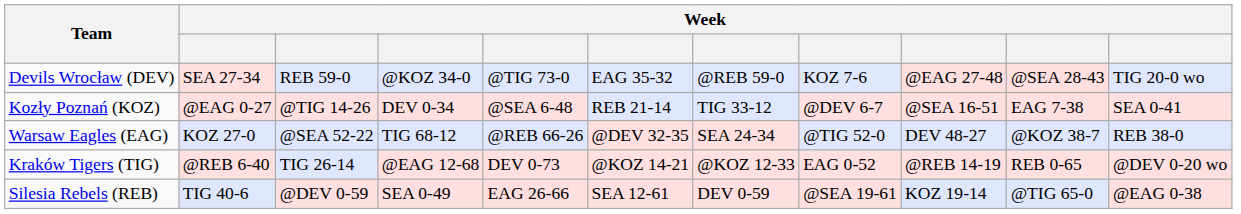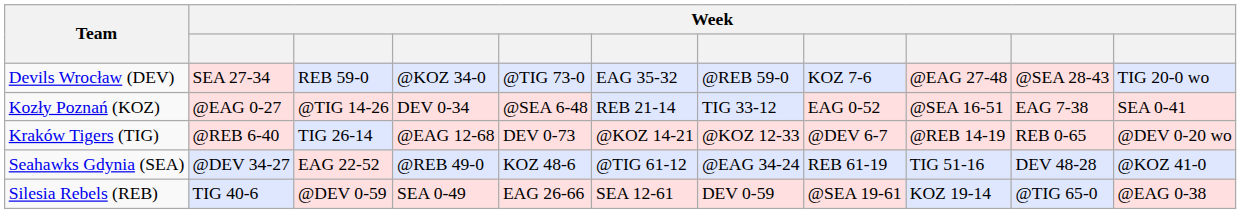(843, 106) @DEV 6-7 -> (844, 106) EAG 0-52
- row: (88, 135)
(839, 164) EAG 0-52 -> (848, 135) @DEV 6-7
+ row: (97, 164)
